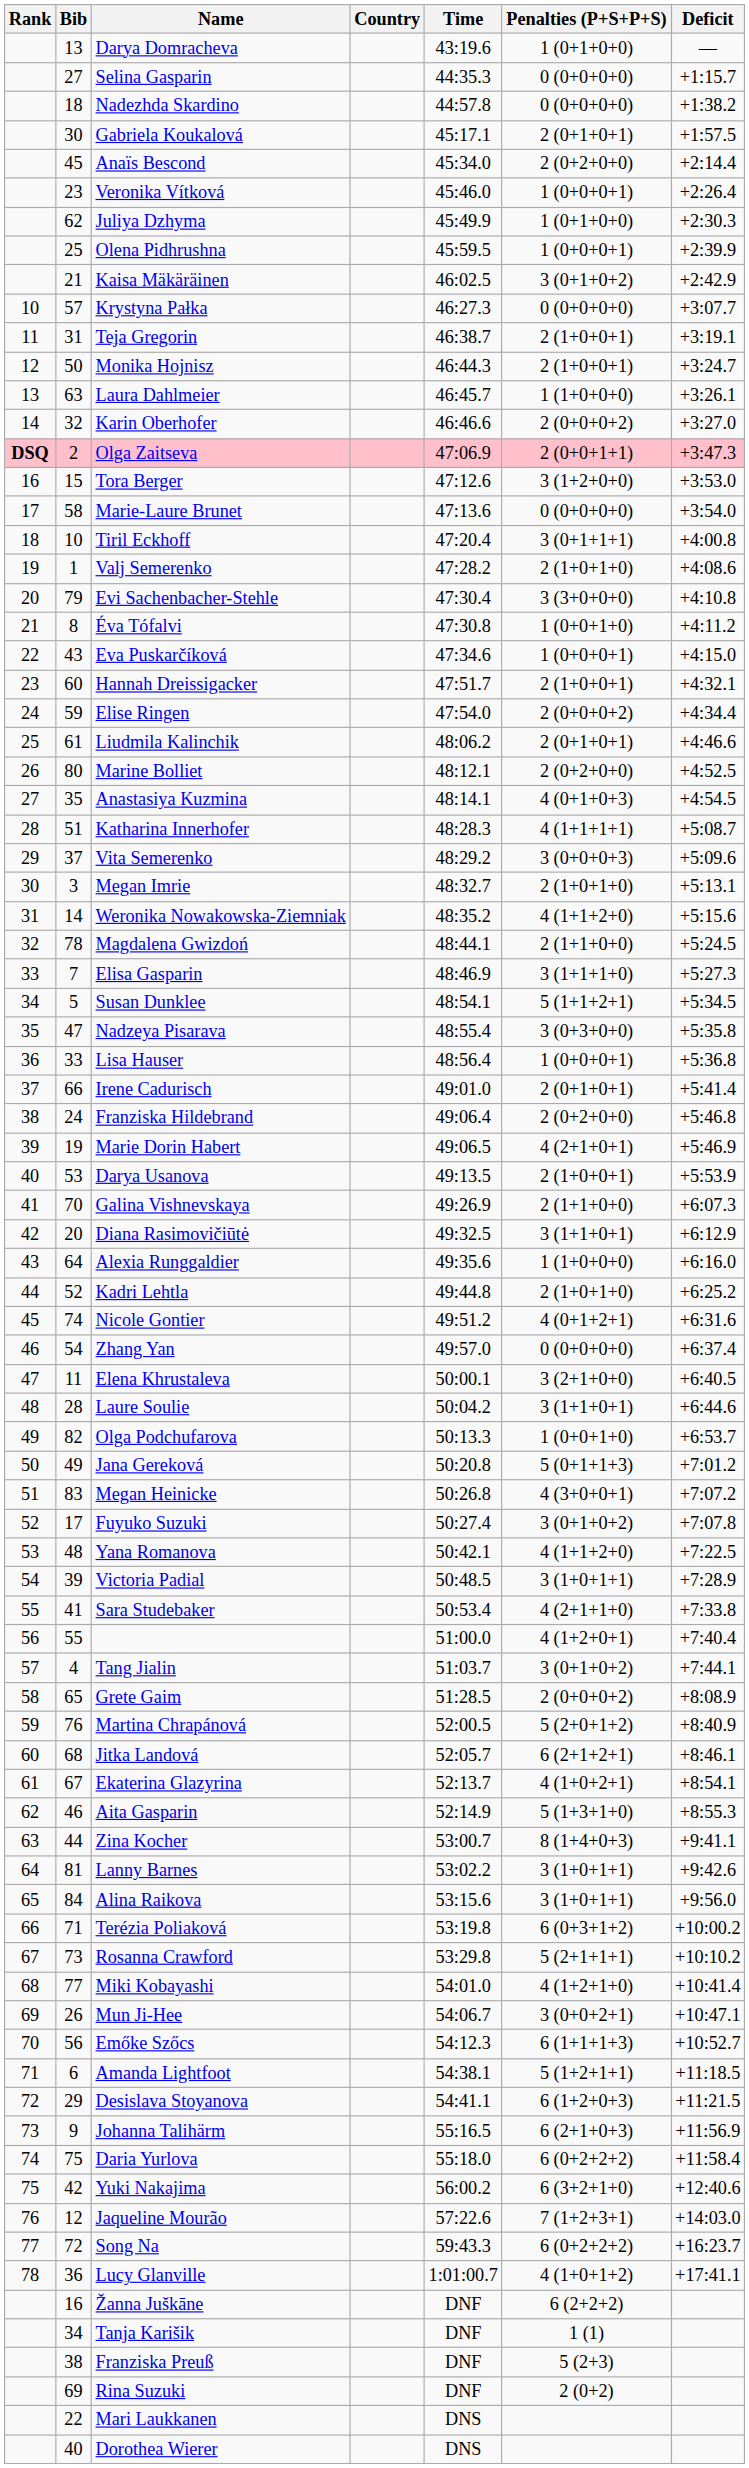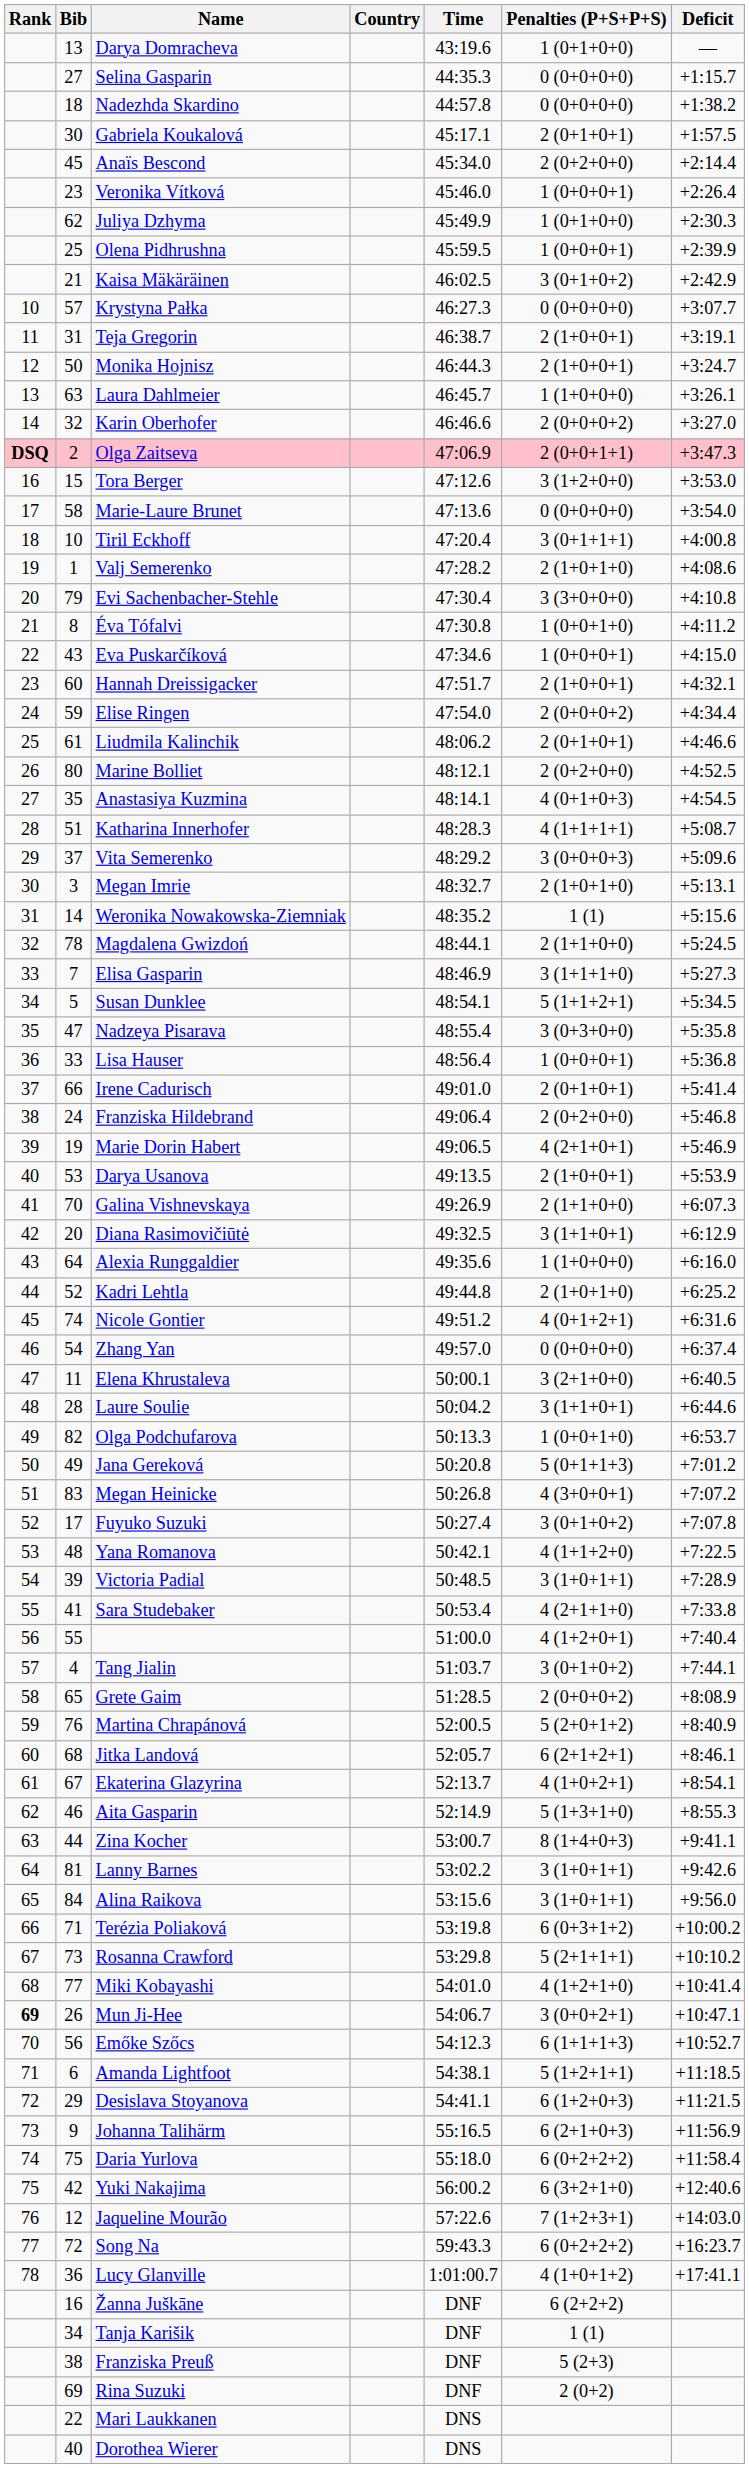(587, 915) 4 (1+1+2+0) -> (587, 915) 1 (1)
(30, 2014) normal -> (30, 2014) bold
